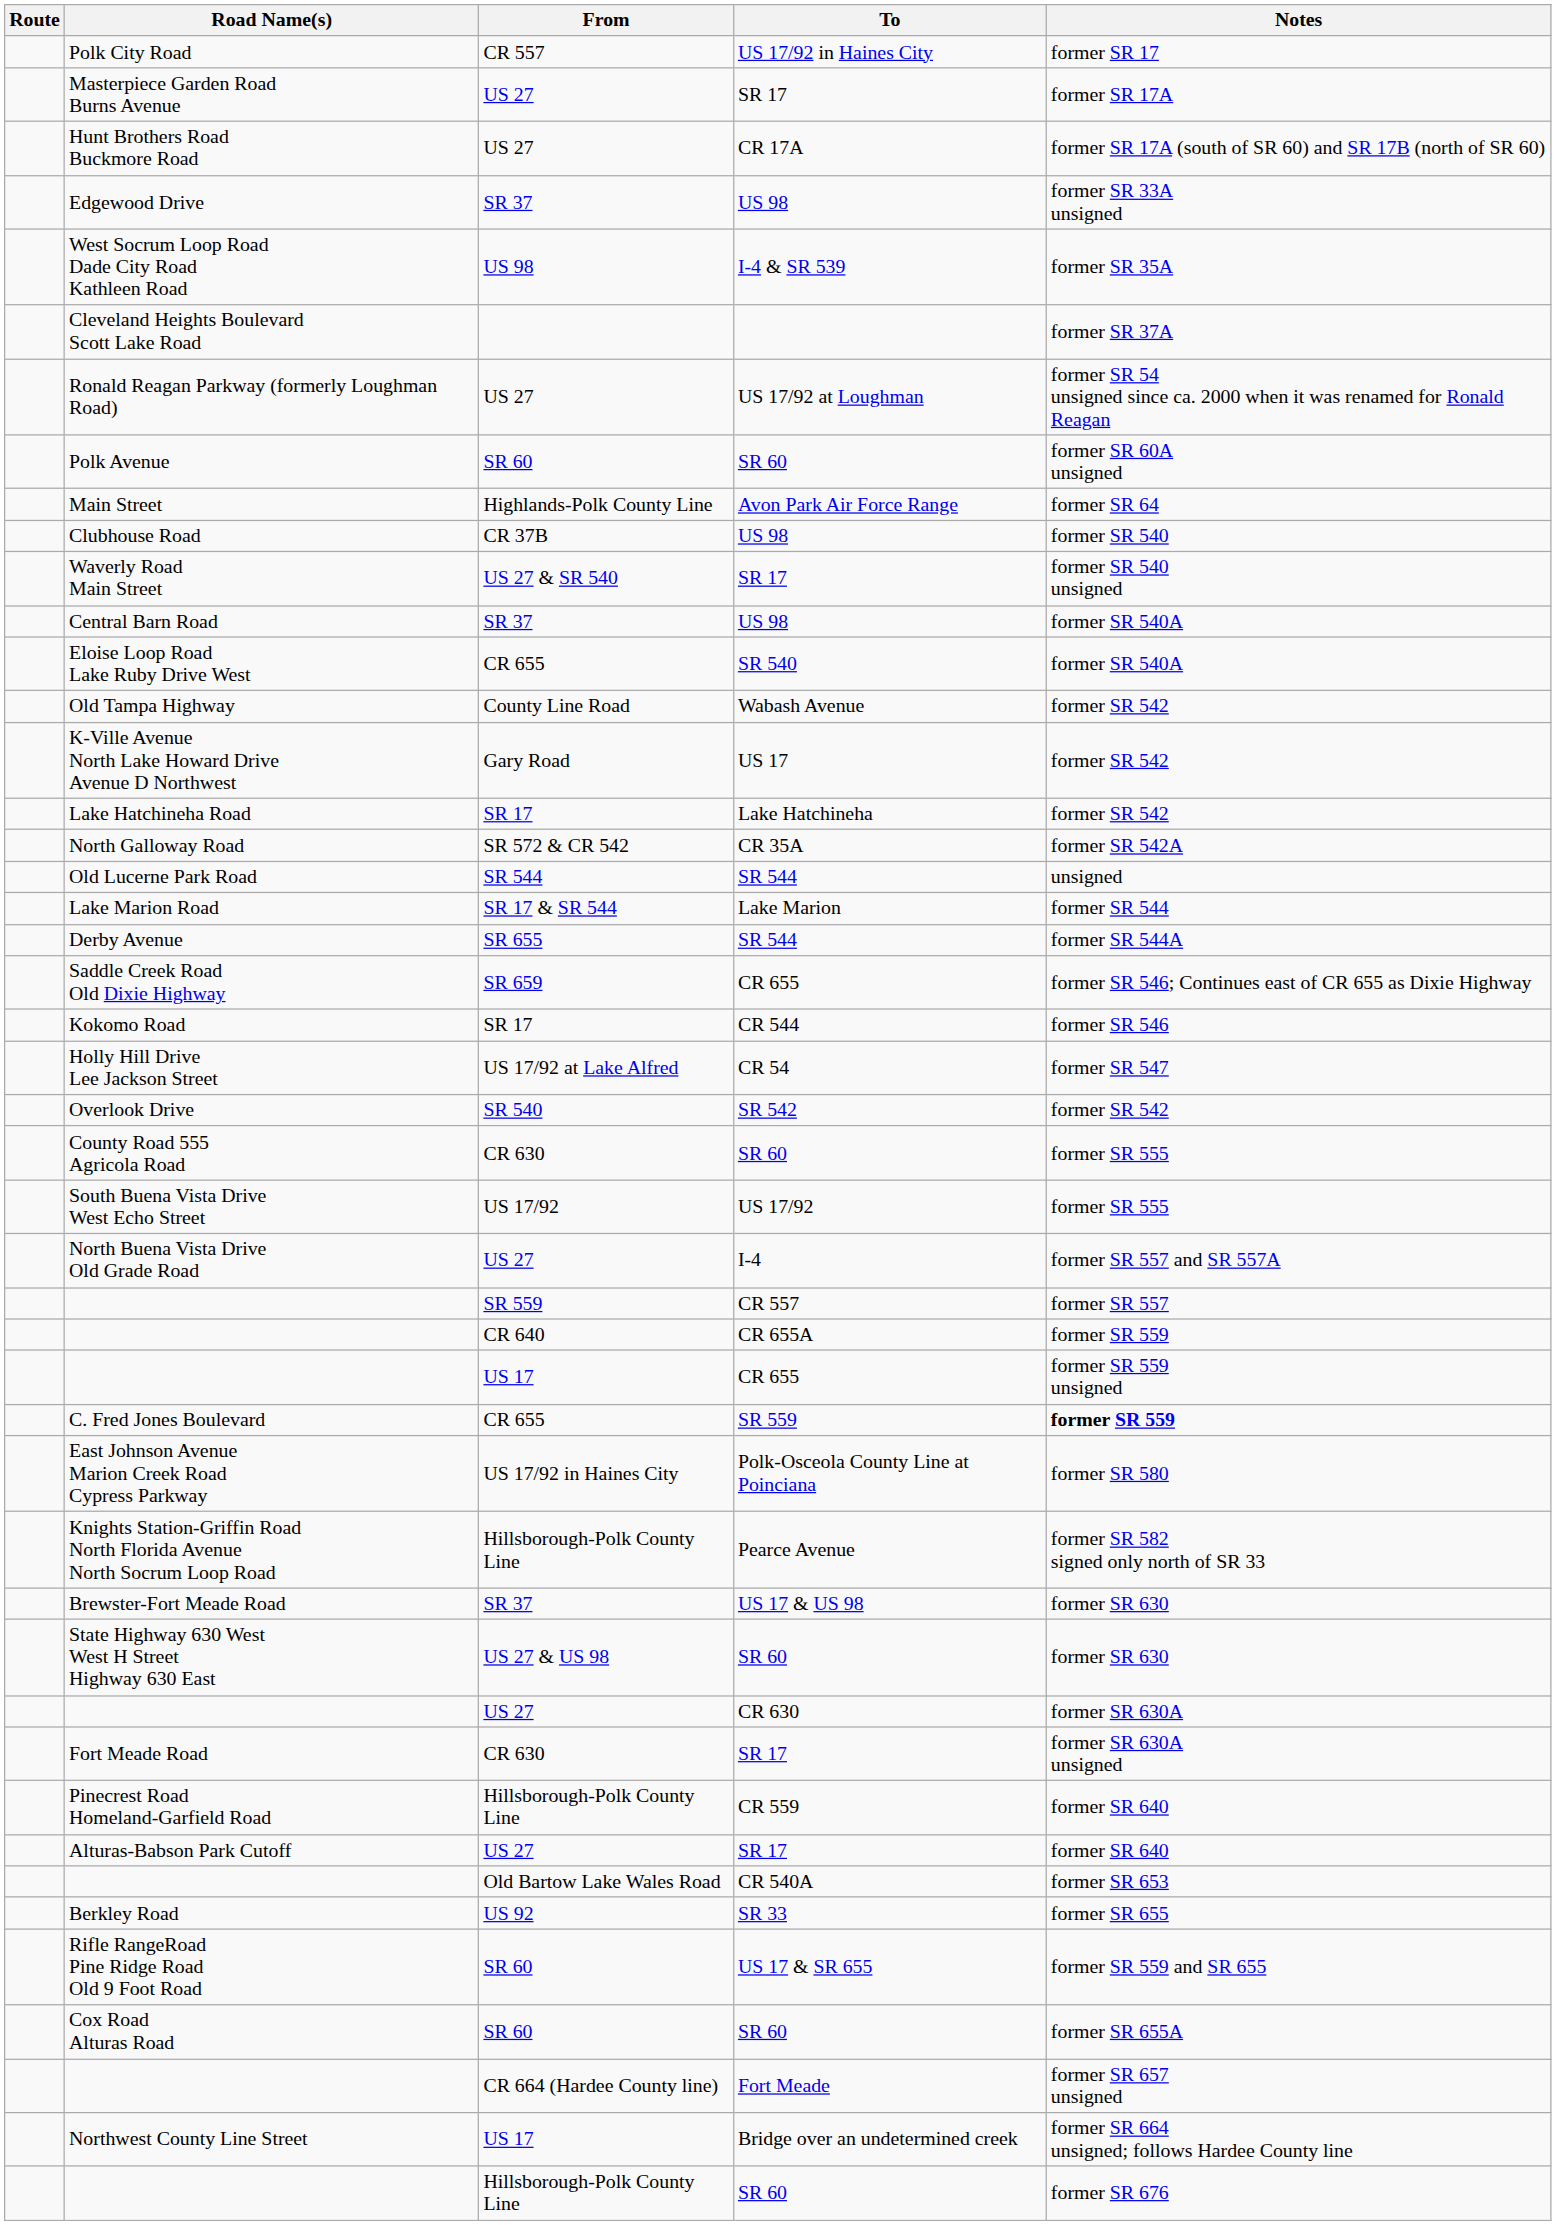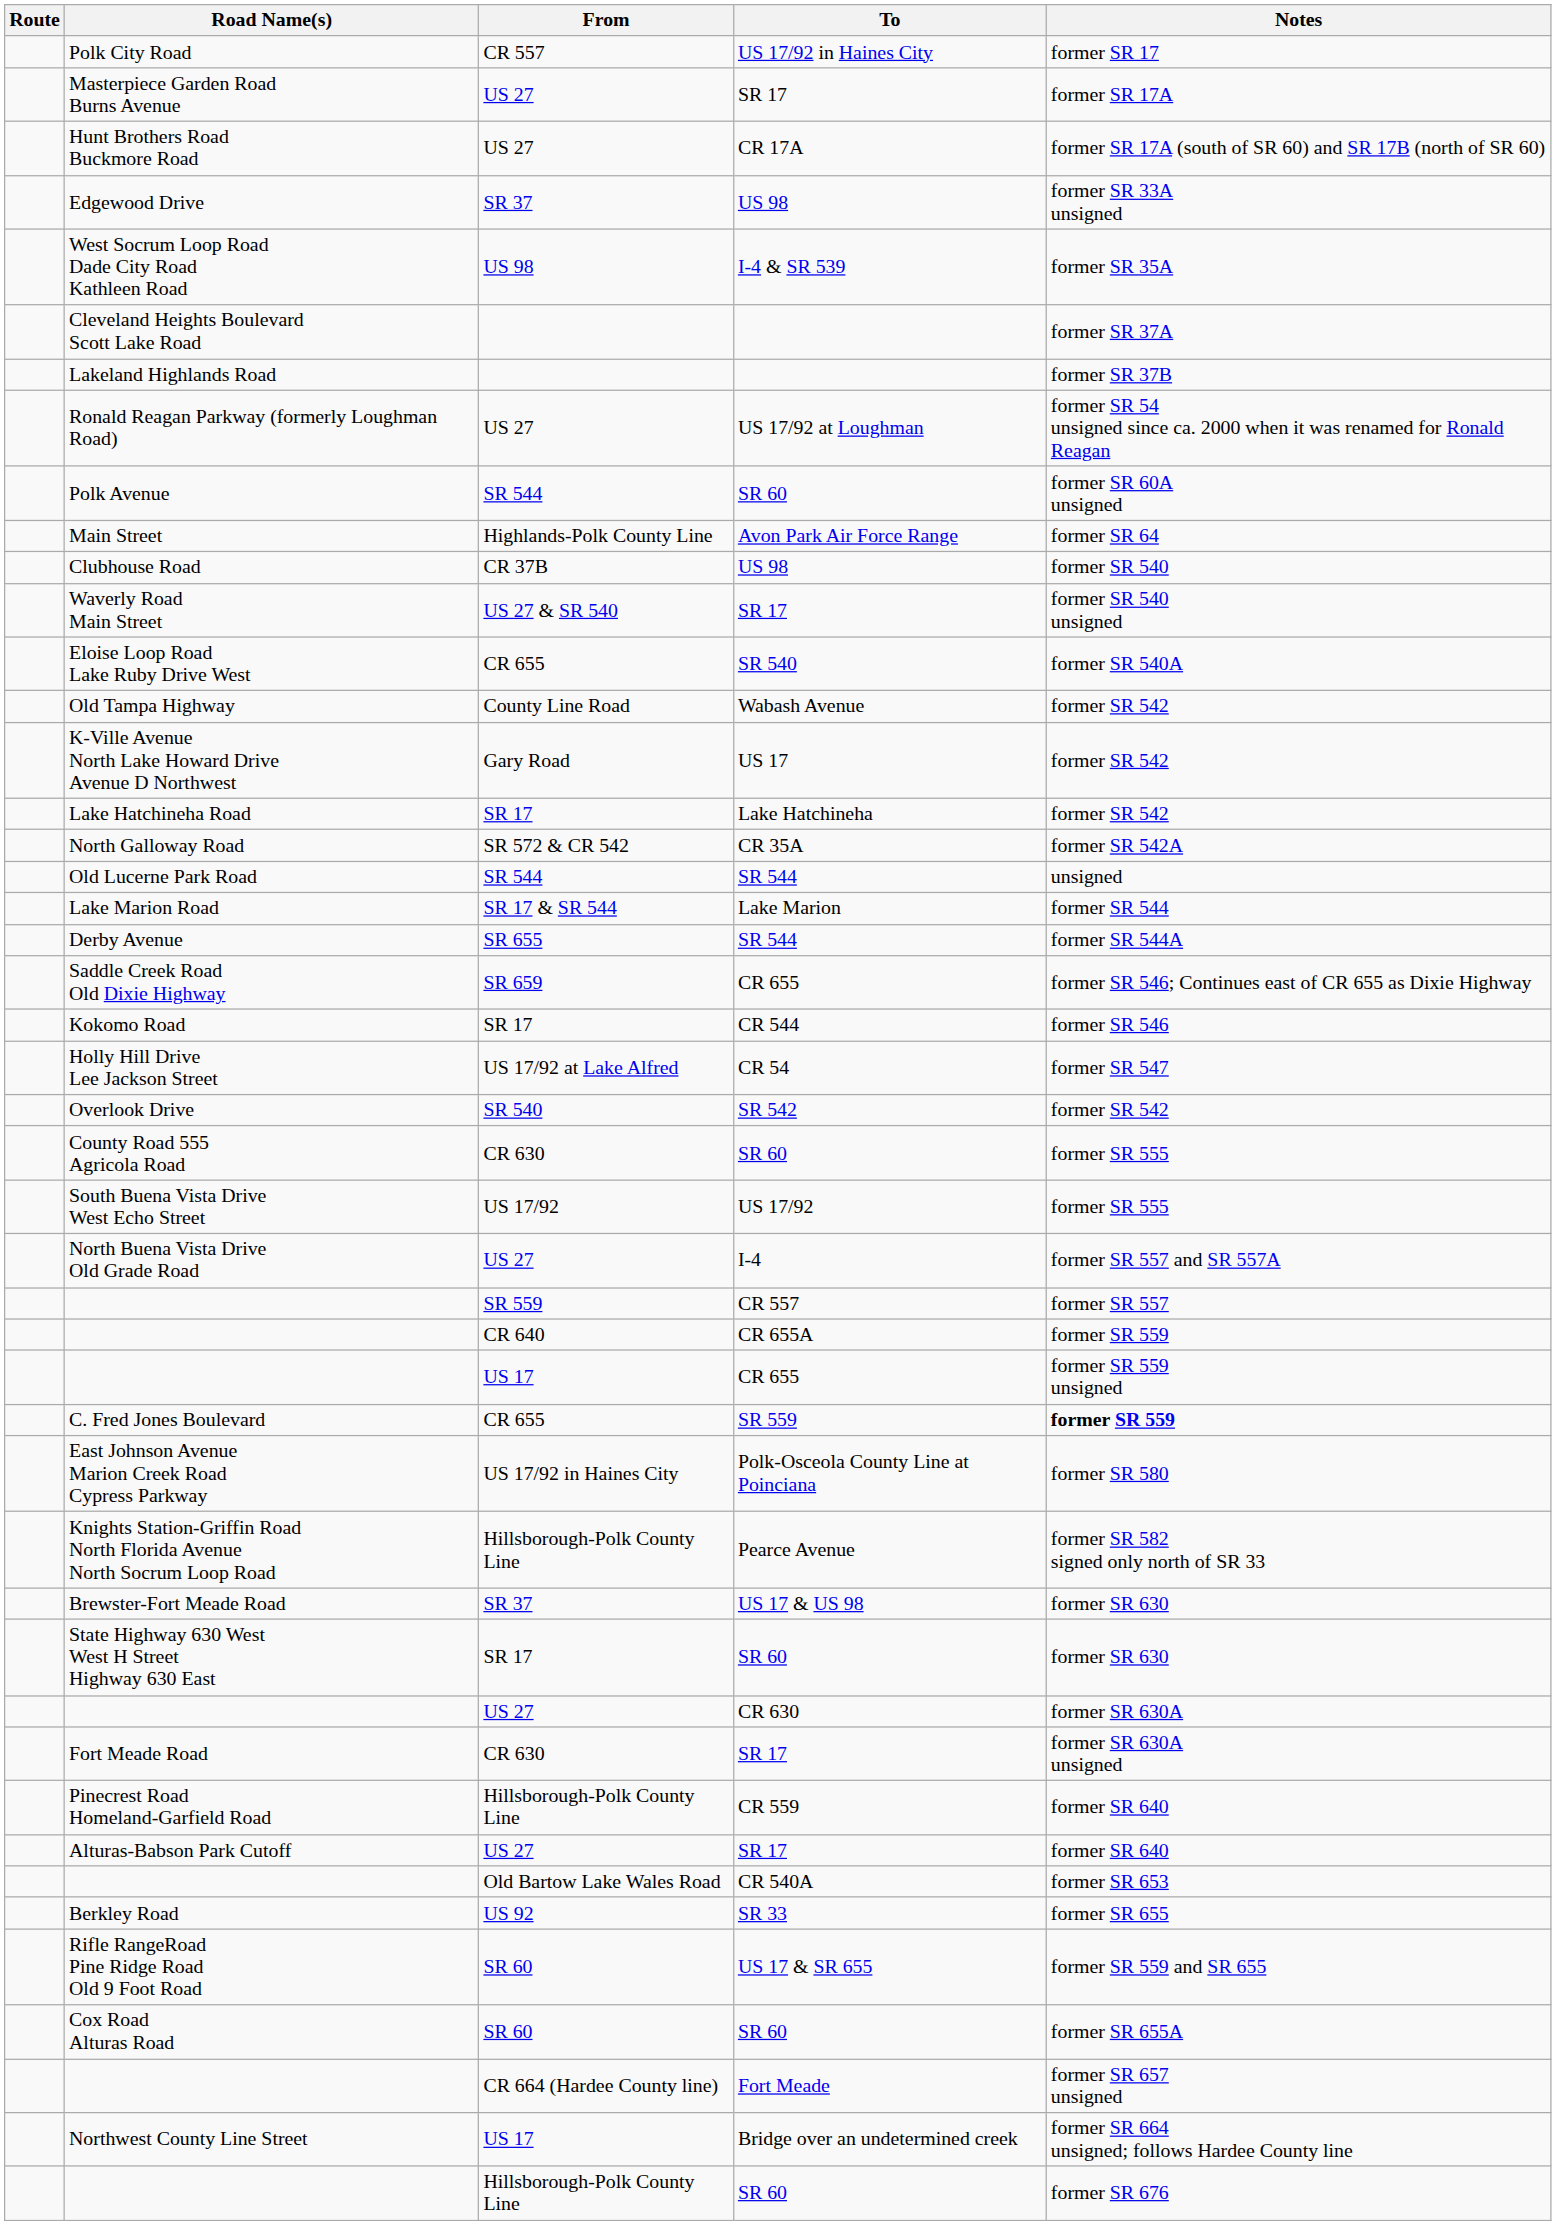+ row: (173, 374)
(508, 461) SR 60 -> (513, 493) SR 544
- row: (143, 621)
(546, 1657) US 27 & US 98 -> (508, 1657) SR 17
